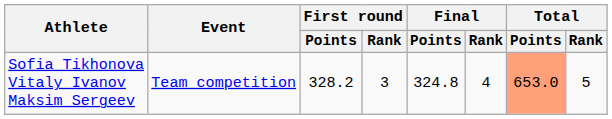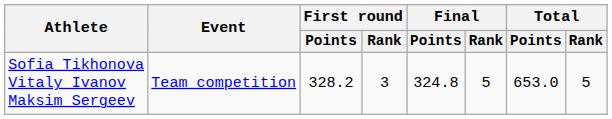(486, 83) 4 -> (486, 83) 5
(536, 83) lightsalmon background -> (536, 83) no background
